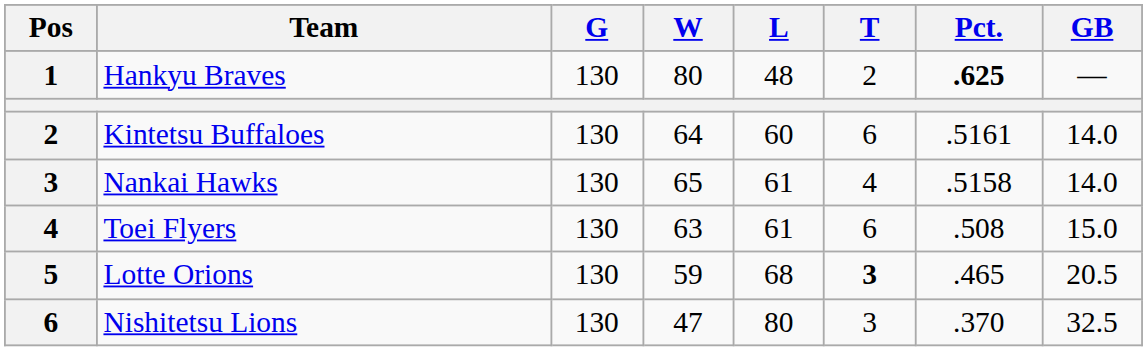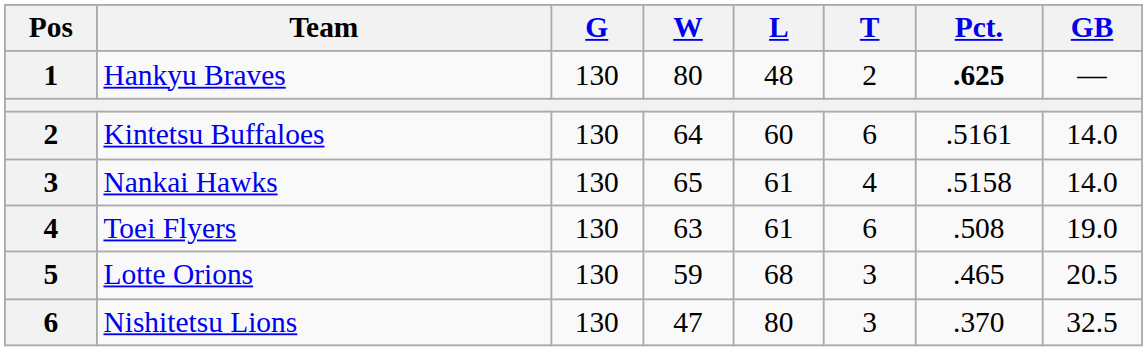(1092, 228) 15.0 -> (1092, 228) 19.0
(870, 274) bold -> (870, 274) normal
